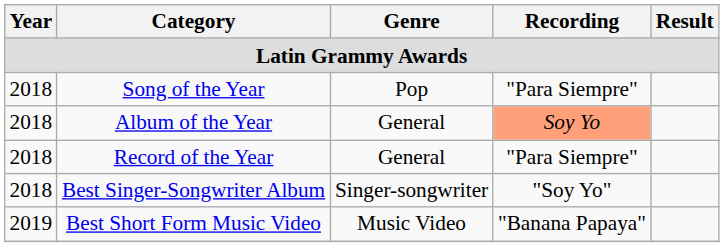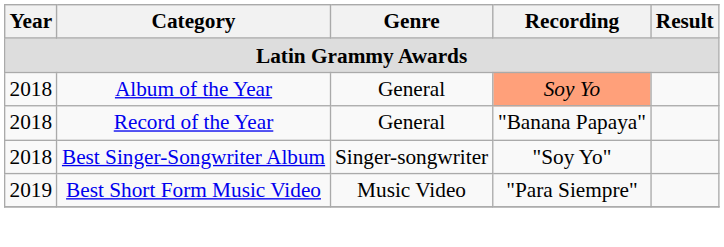- row: (194, 88)
(572, 156) "Para Siempre" -> (572, 122) "Banana Papaya"
(572, 223) "Banana Papaya" -> (572, 190) "Para Siempre"
